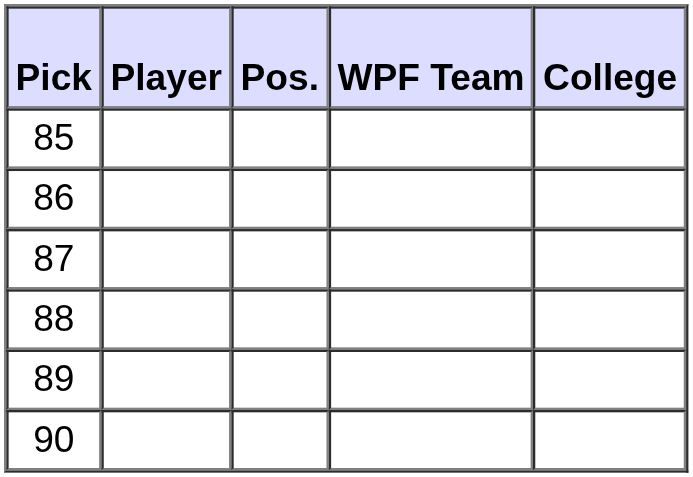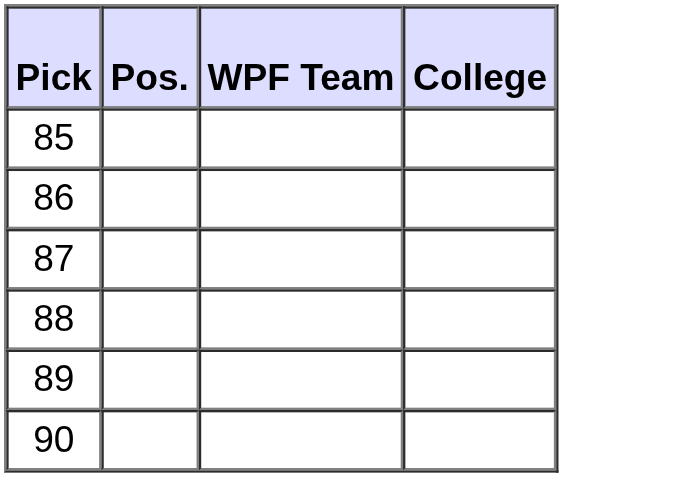- column: (166, 77)
